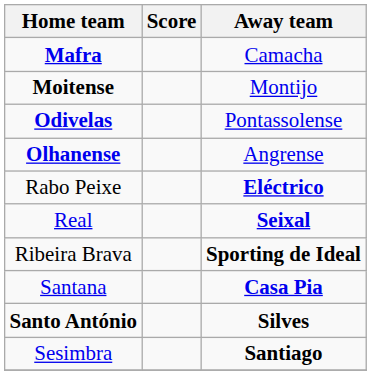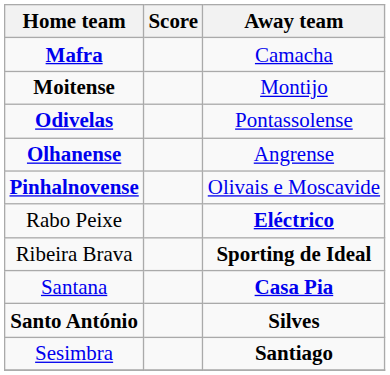+ row: (74, 187)
- row: (73, 220)
